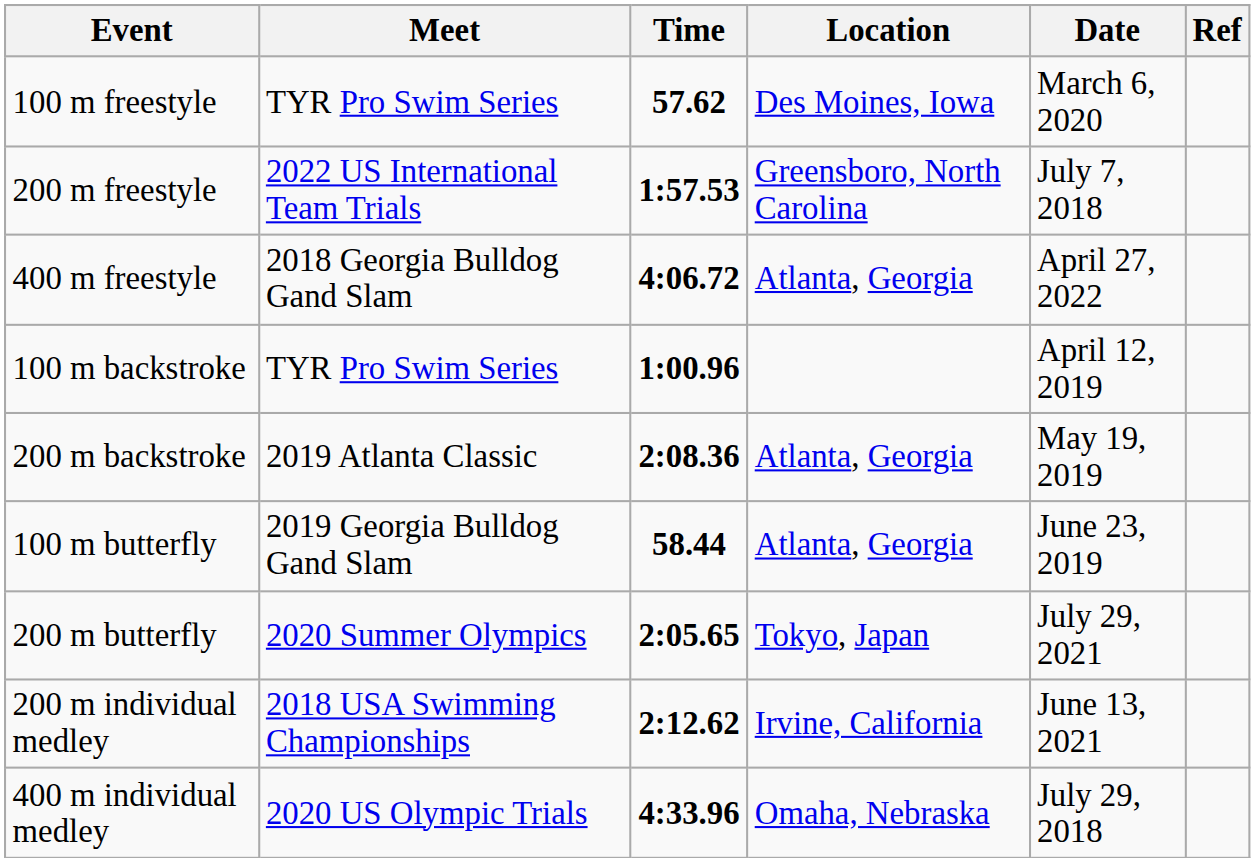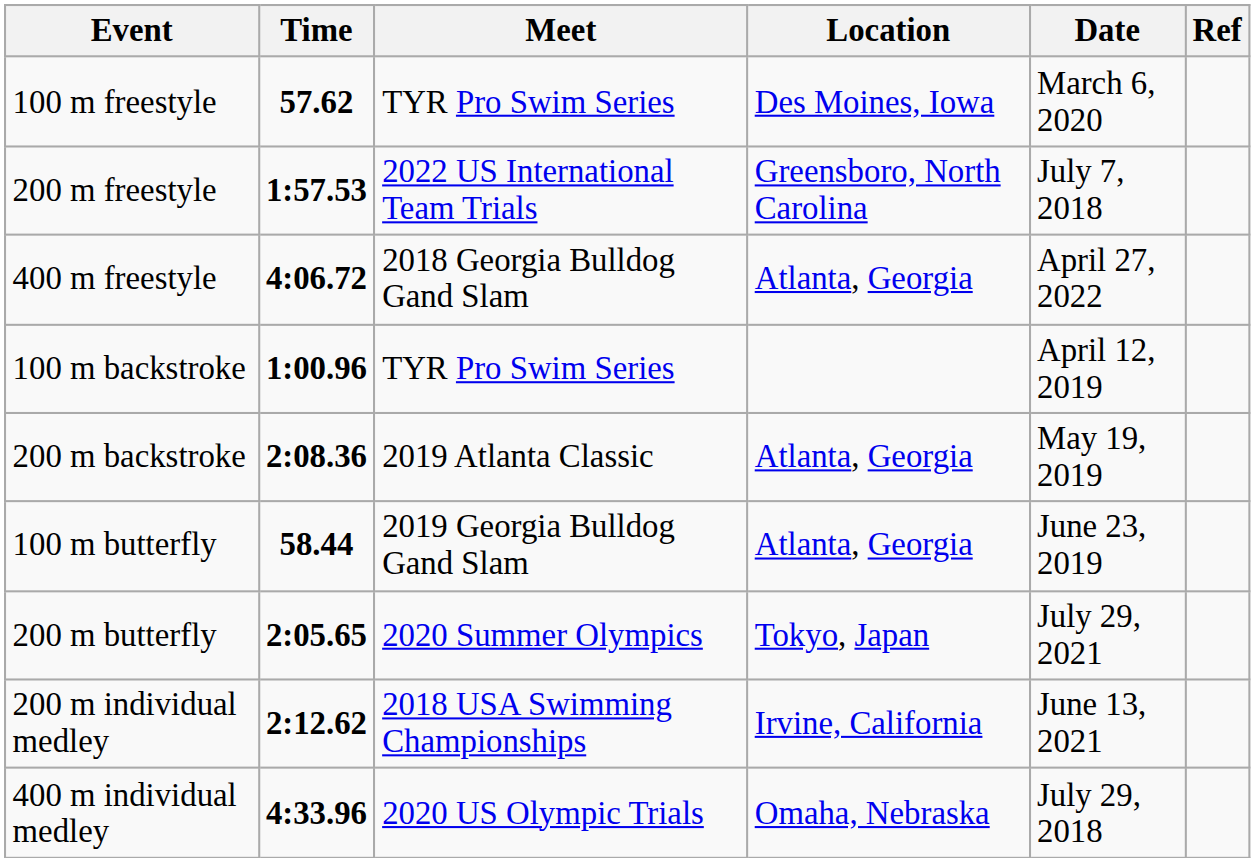columns swapped: (689, 30) <-> (445, 30)
